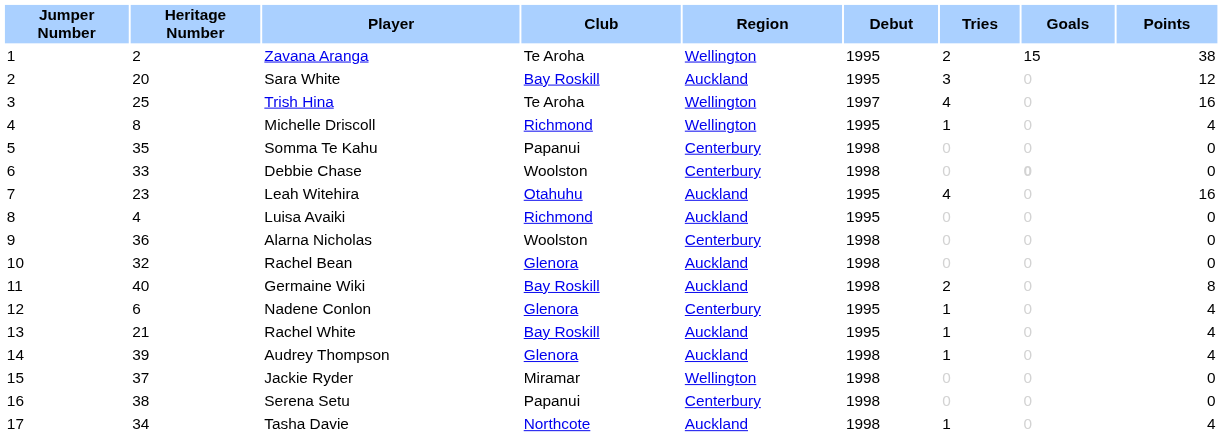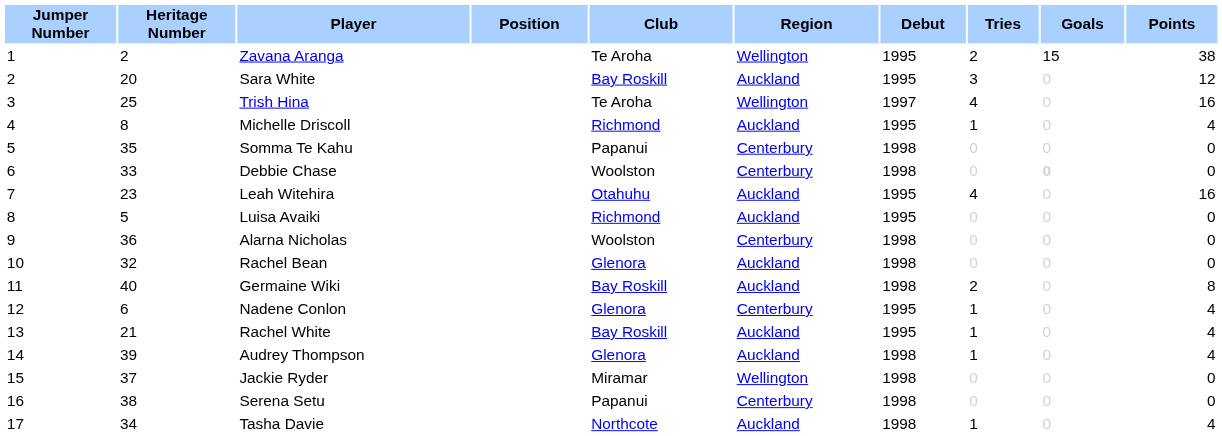+ column: (529, 24)
(721, 124) Wellington -> (768, 124) Auckland
(136, 217) 4 -> (124, 217) 5
